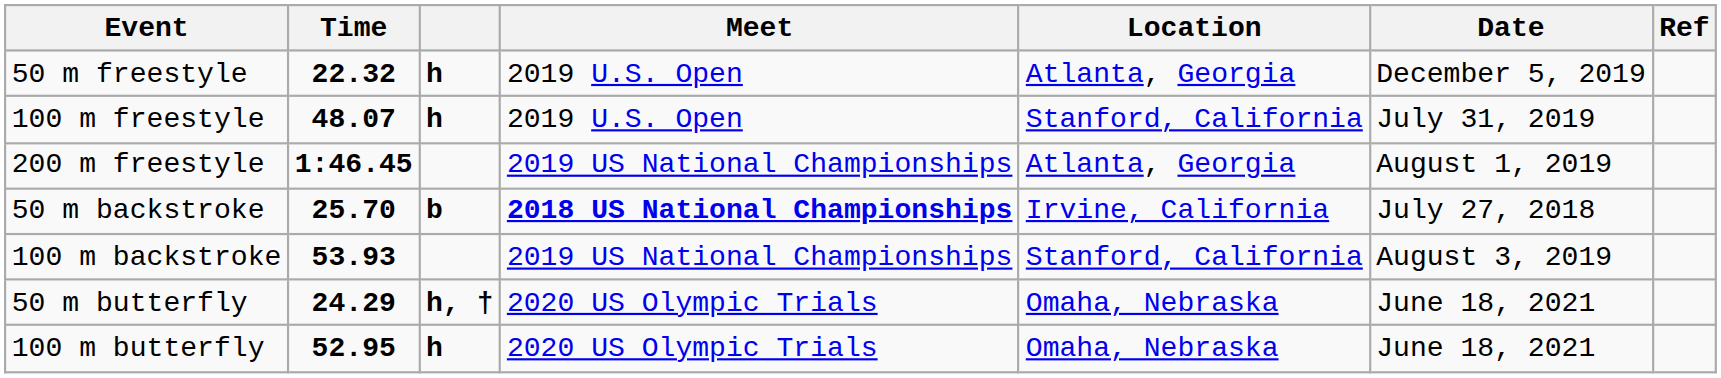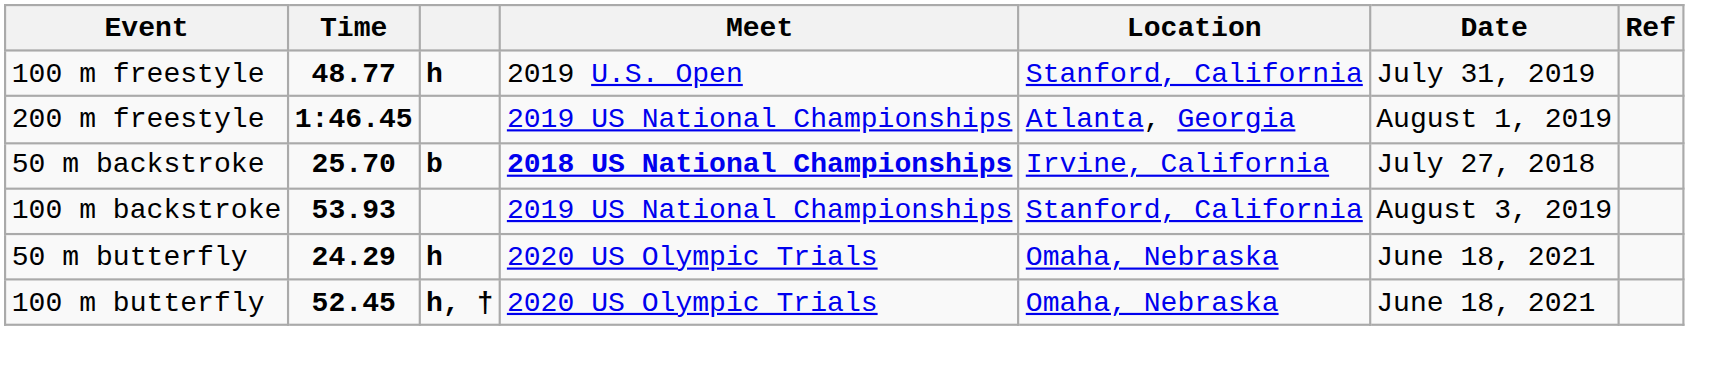- row: (130, 74)
(354, 119) 48.07 -> (354, 74) 48.77
(460, 303) h, † -> (435, 257) h
(354, 348) 52.95 -> (354, 303) 52.45
(435, 348) h -> (460, 303) h, †
